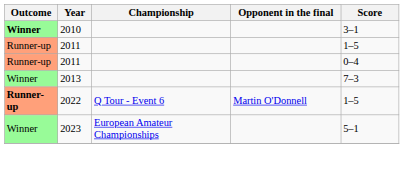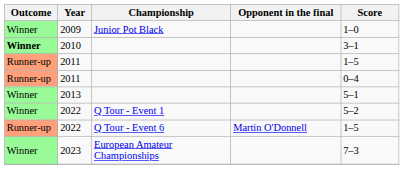+ row: (71, 29)
(351, 78) 7–3 -> (351, 95) 5–1
+ row: (71, 111)
(25, 101) bold -> (29, 128) normal
(351, 129) 5–1 -> (351, 150) 7–3
